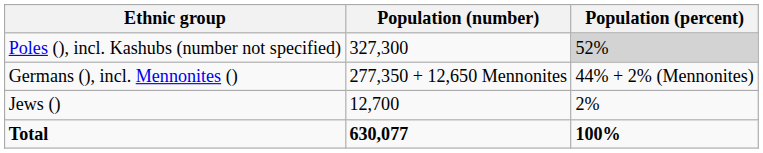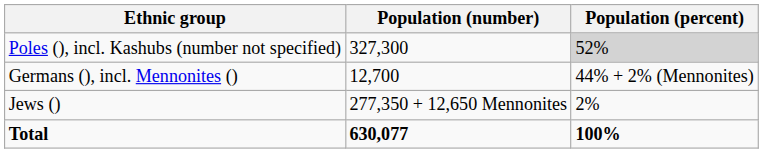(458, 76) 277,350 + 12,650 Mennonites -> (374, 76) 12,700
(374, 104) 12,700 -> (458, 104) 277,350 + 12,650 Mennonites
